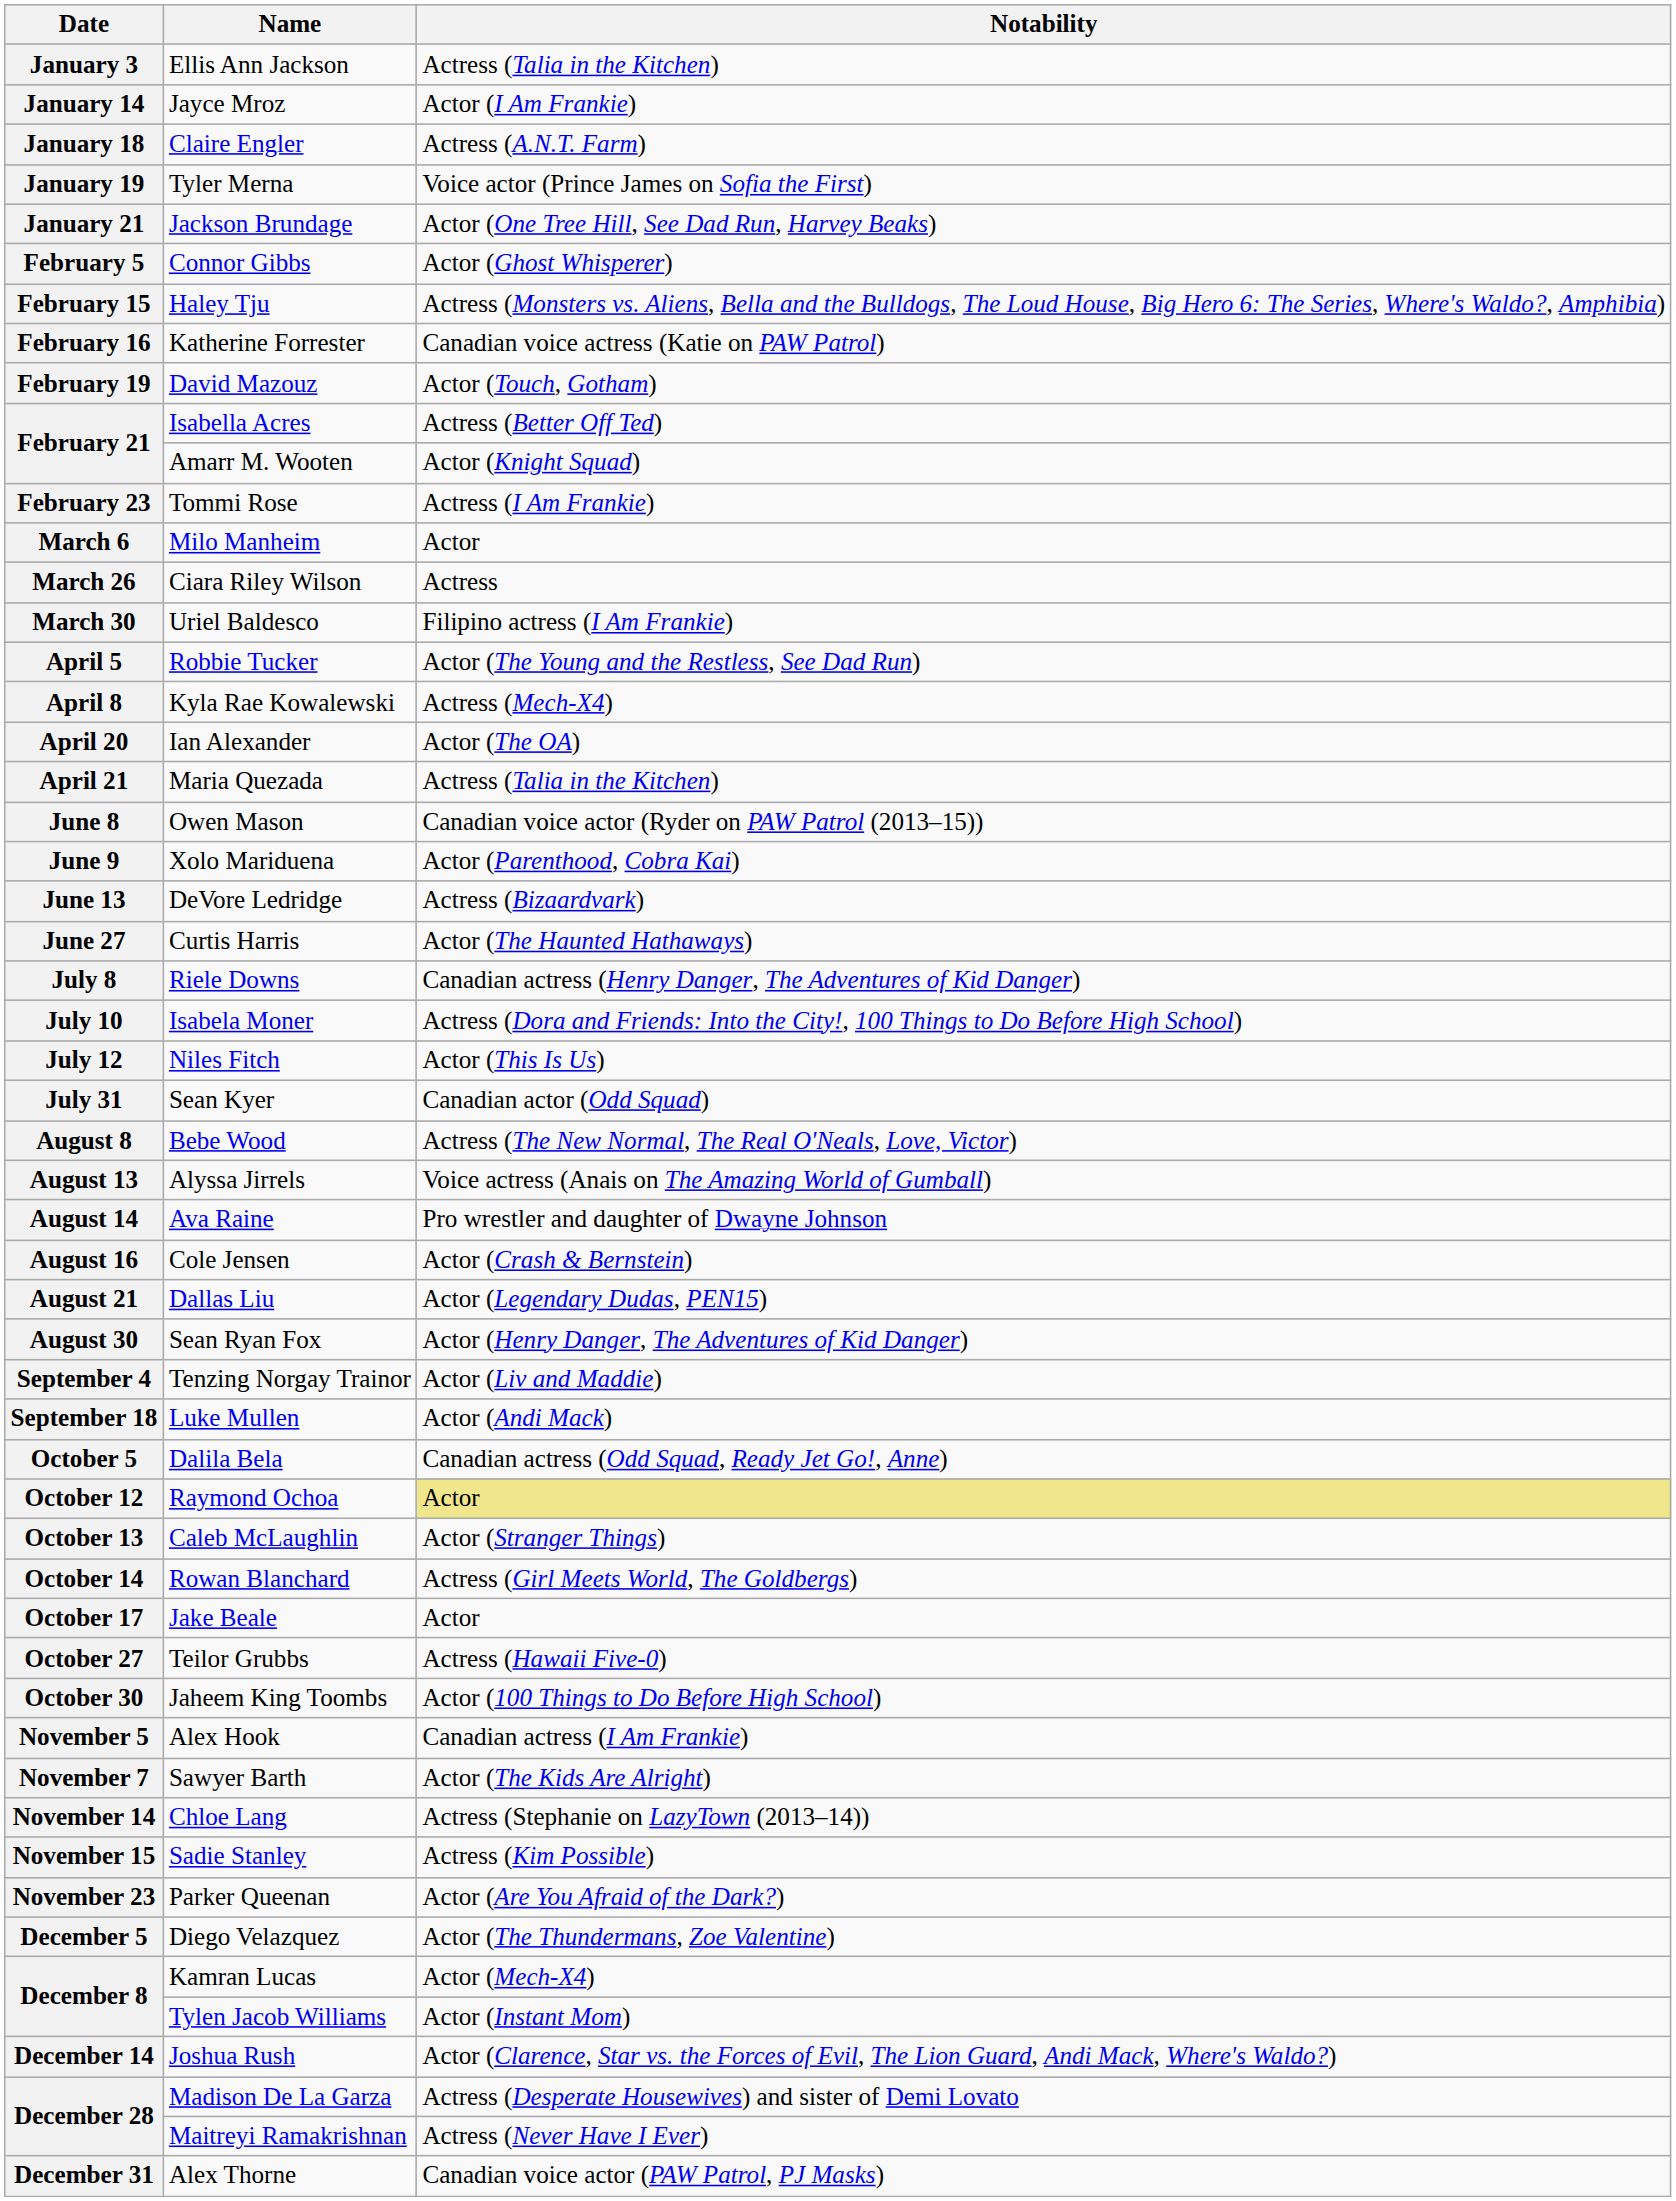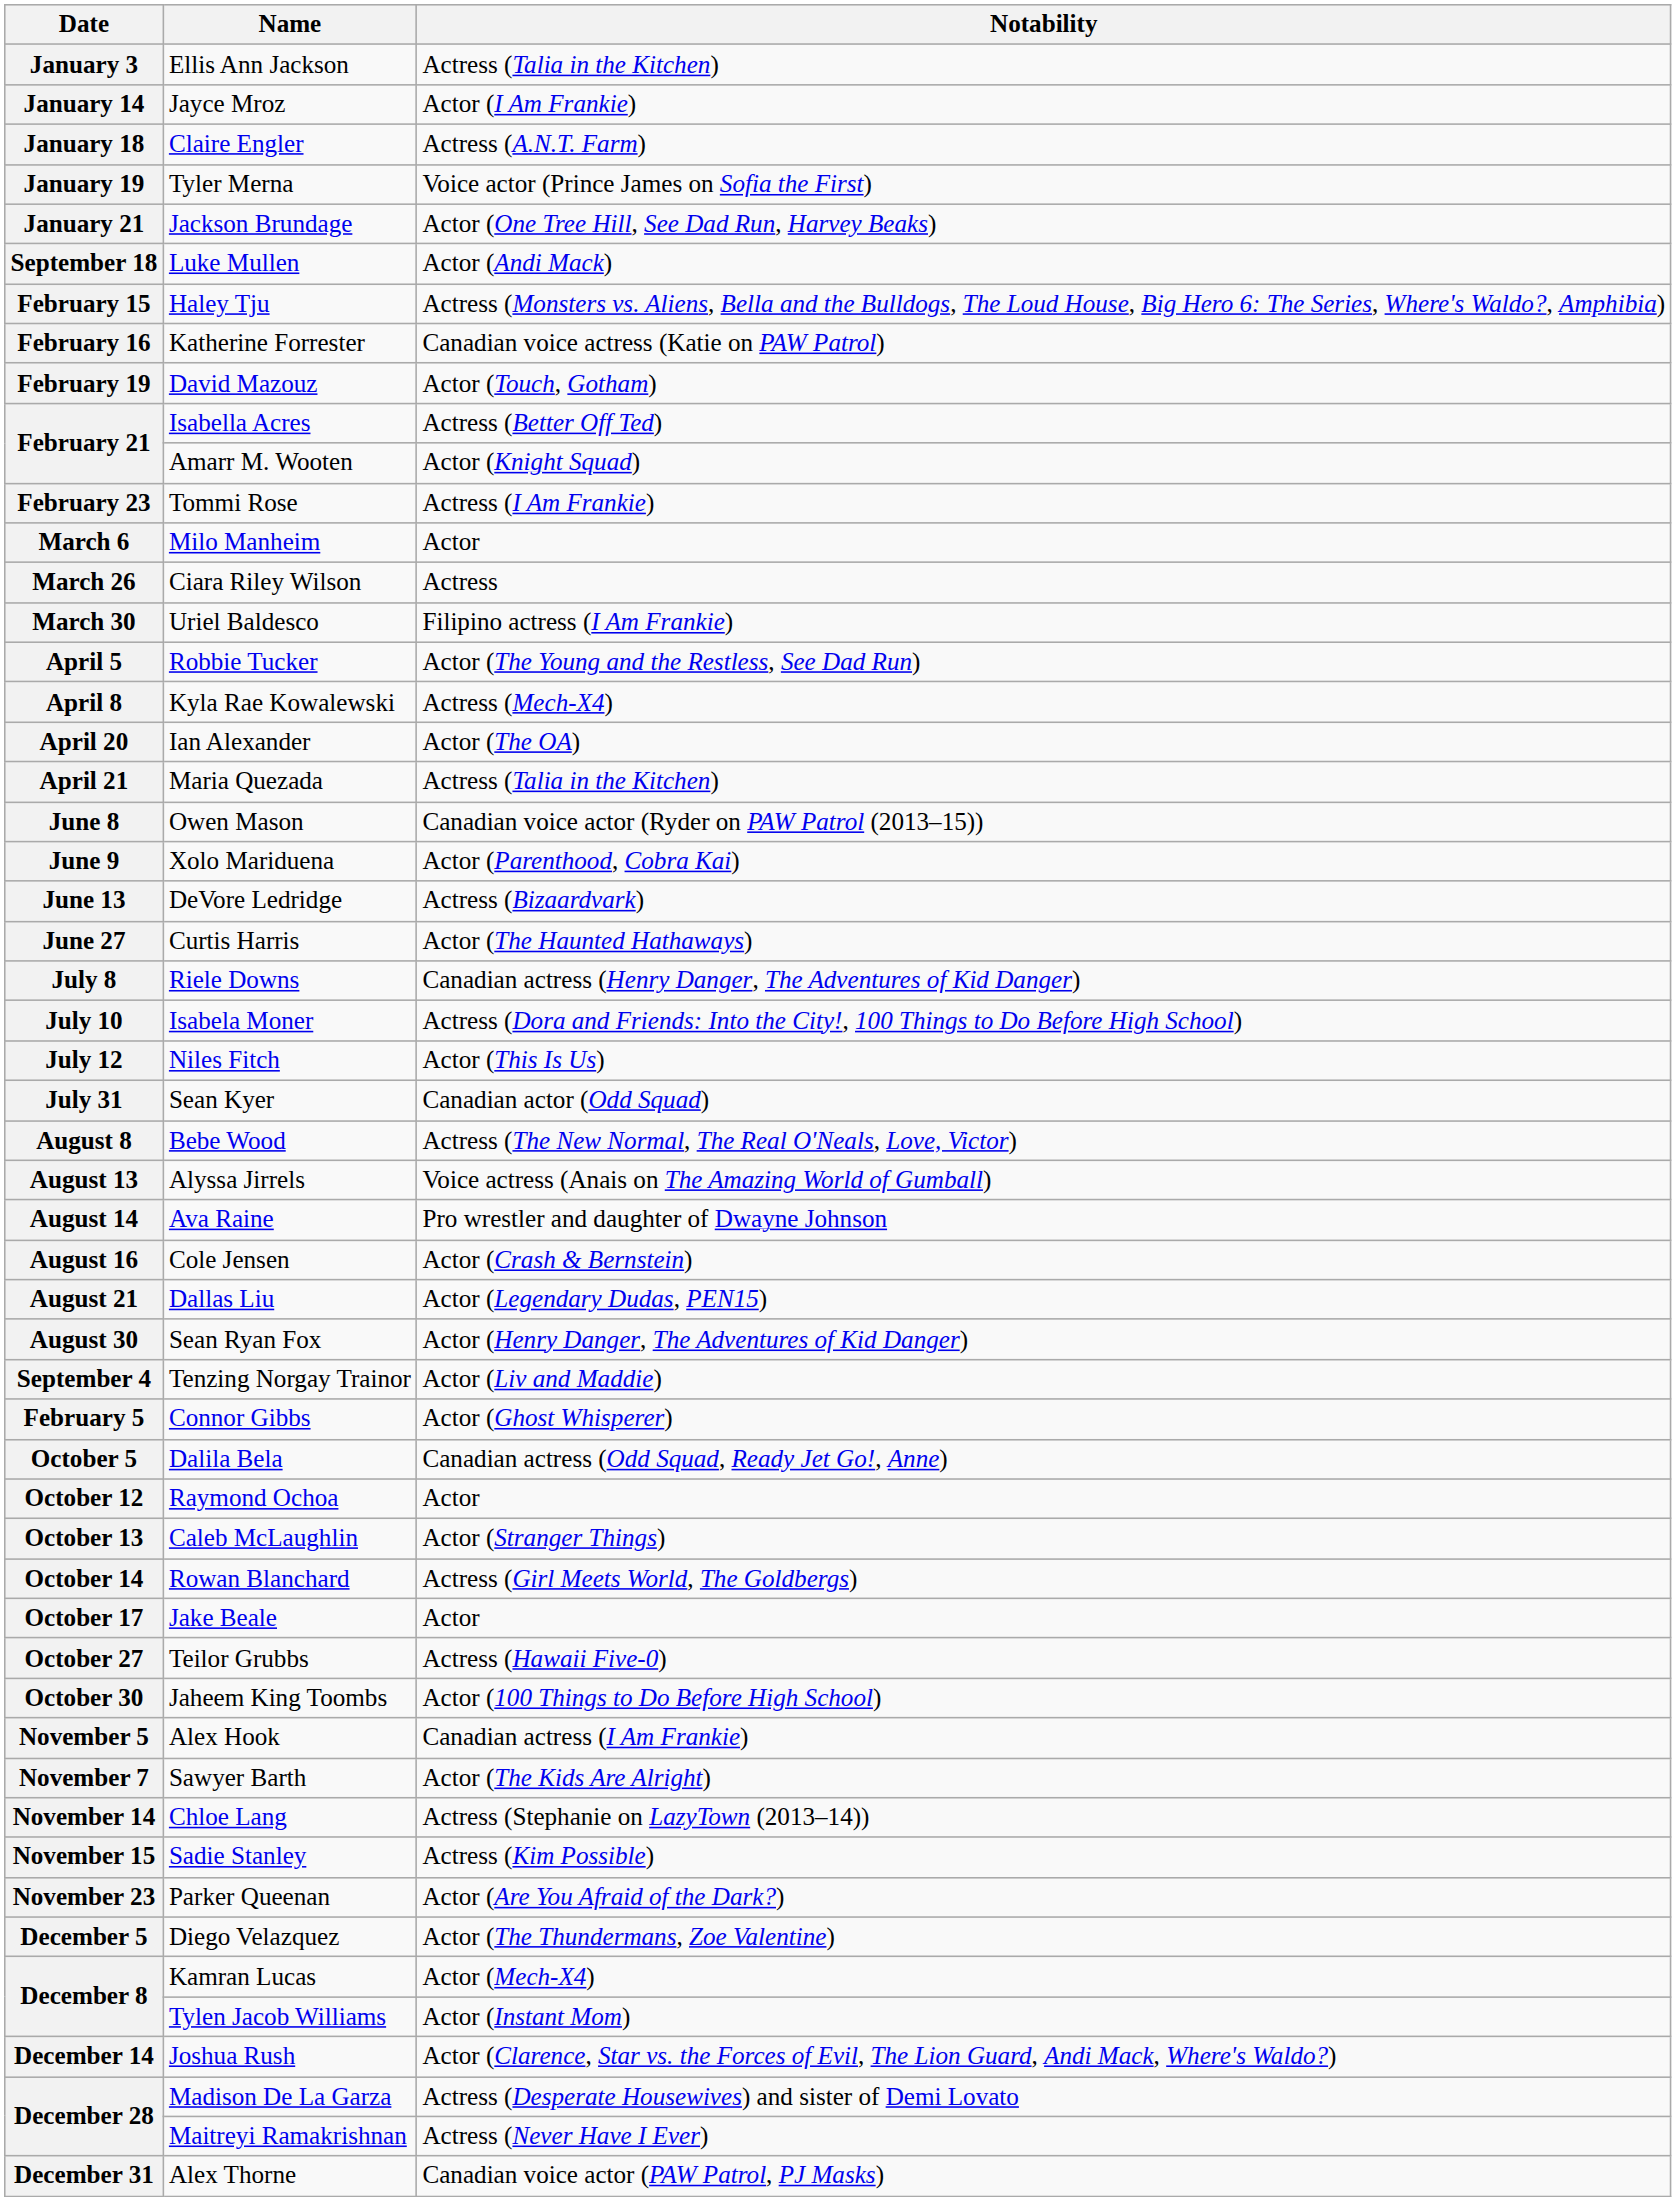rows swapped: (84, 263) <-> (84, 1418)
(451, 1498) khaki background -> (451, 1498) no background
